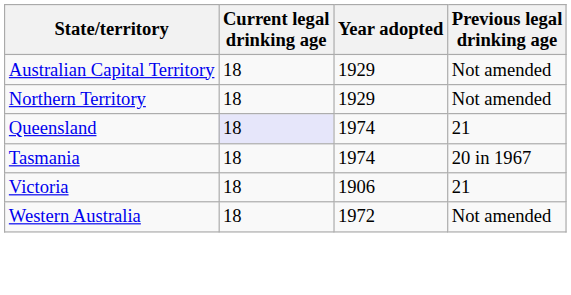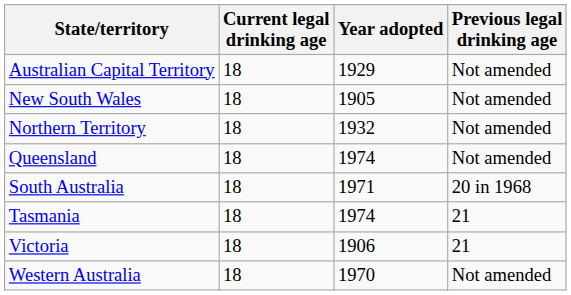+ row: (75, 98)
(356, 98) 1929 -> (356, 128) 1932
(232, 128) lavender background -> (232, 157) no background
(461, 128) 21 -> (502, 157) Not amended
+ row: (66, 187)
(491, 157) 20 in 1967 -> (461, 216) 21
(356, 216) 1972 -> (356, 275) 1970
